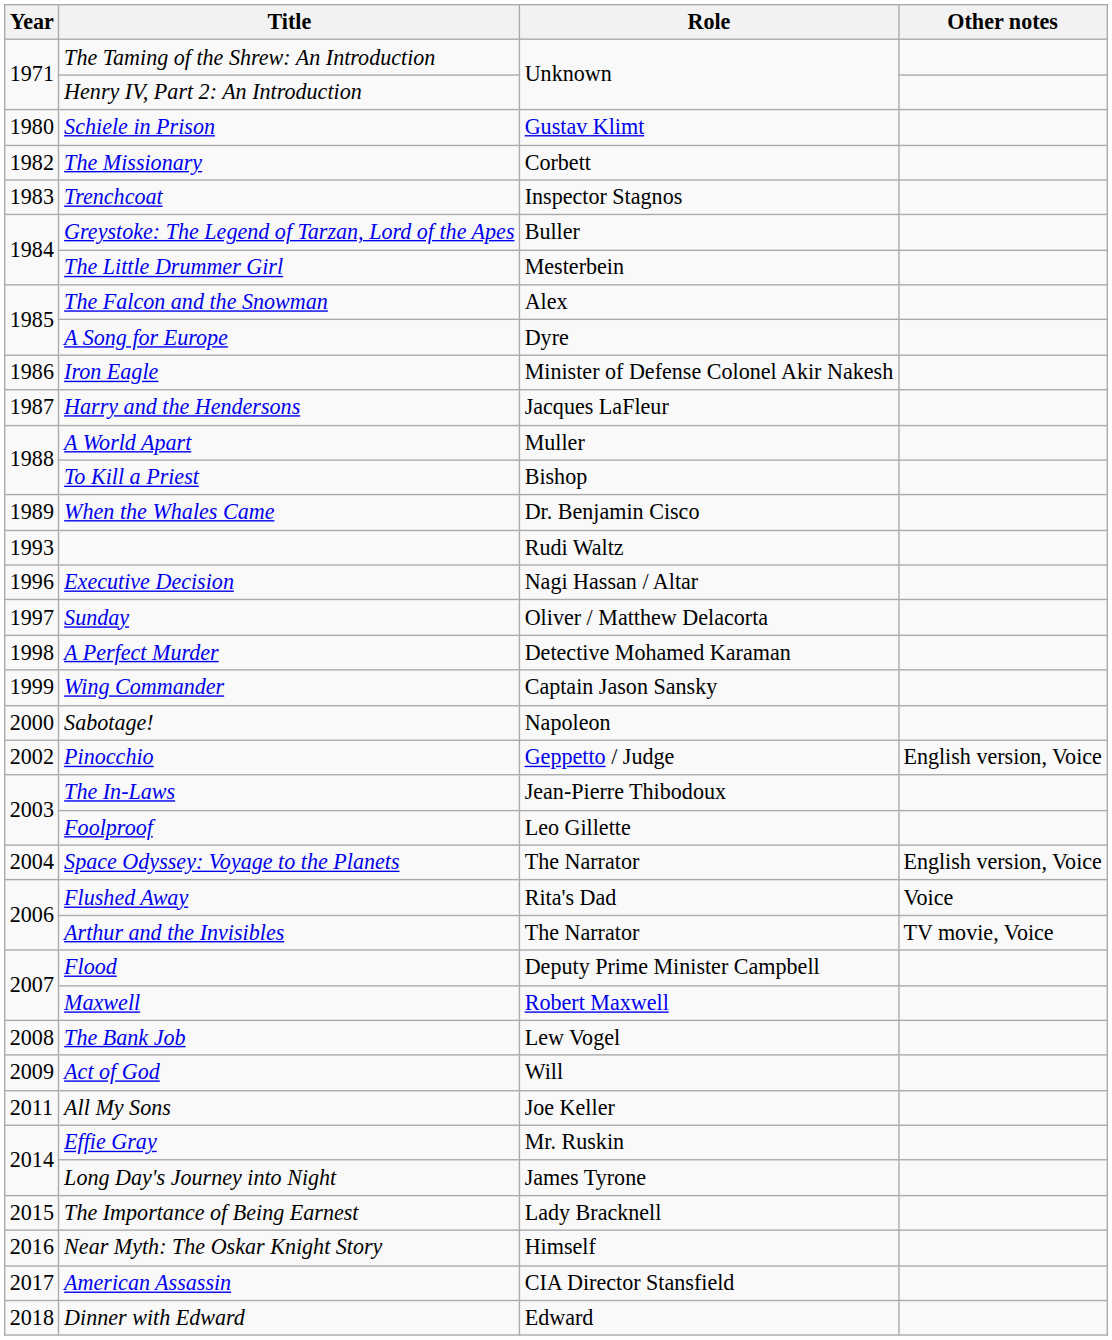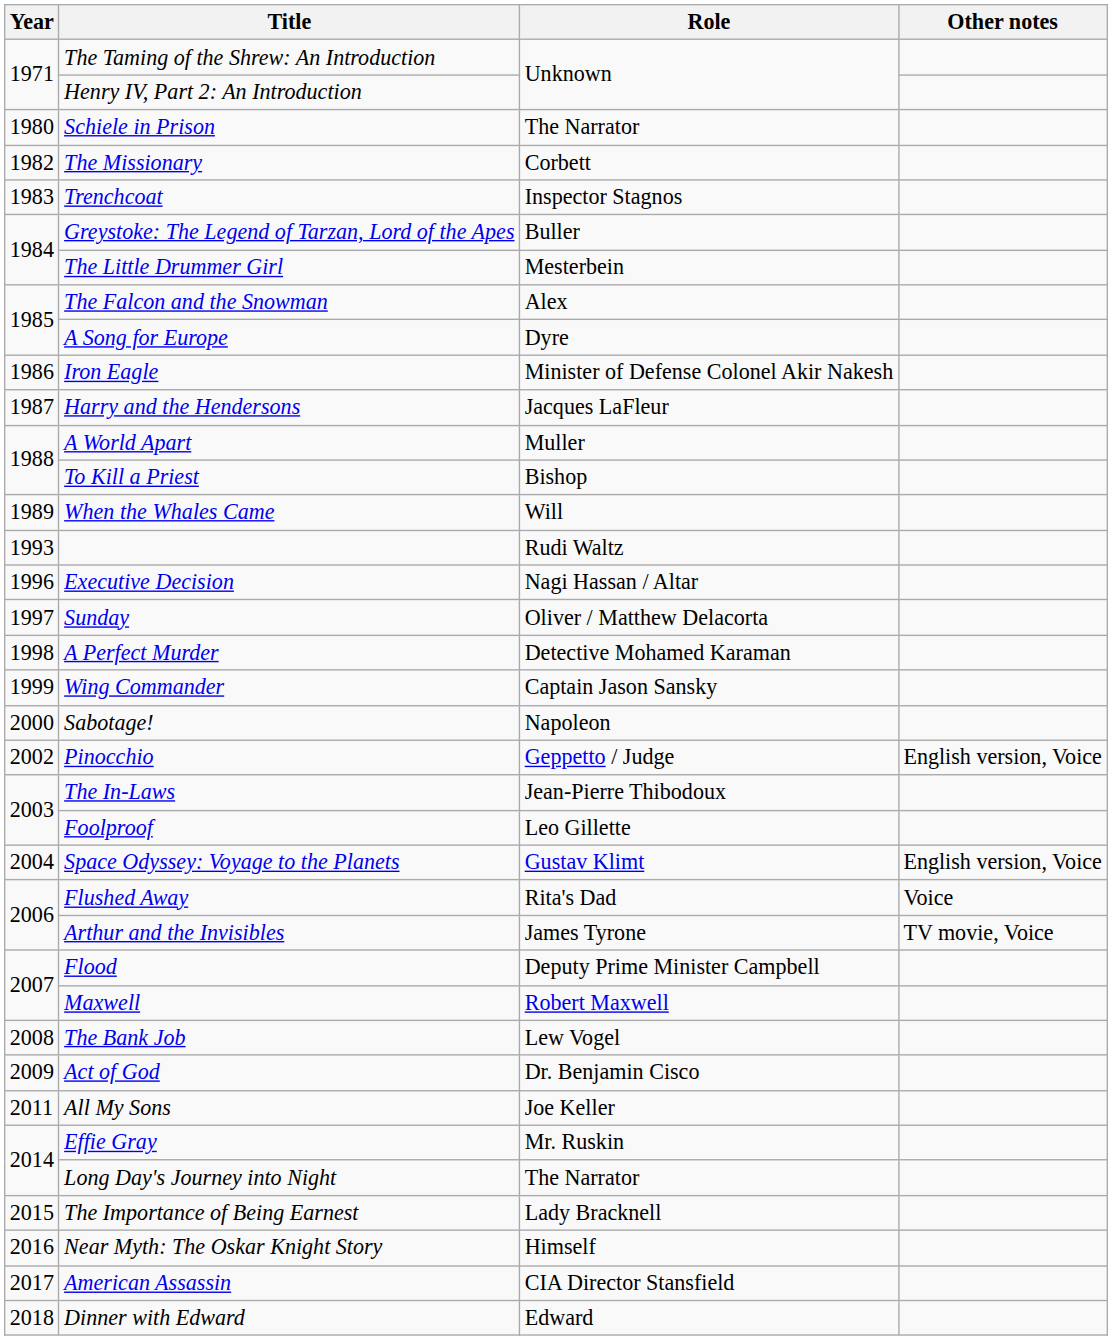(584, 127) Gustav Klimt -> (582, 127) The Narrator
(612, 512) Dr. Benjamin Cisco -> (544, 512) Will
(582, 862) The Narrator -> (584, 862) Gustav Klimt
(582, 932) The Narrator -> (585, 932) James Tyrone
(544, 1072) Will -> (612, 1072) Dr. Benjamin Cisco
(585, 1177) James Tyrone -> (582, 1177) The Narrator
